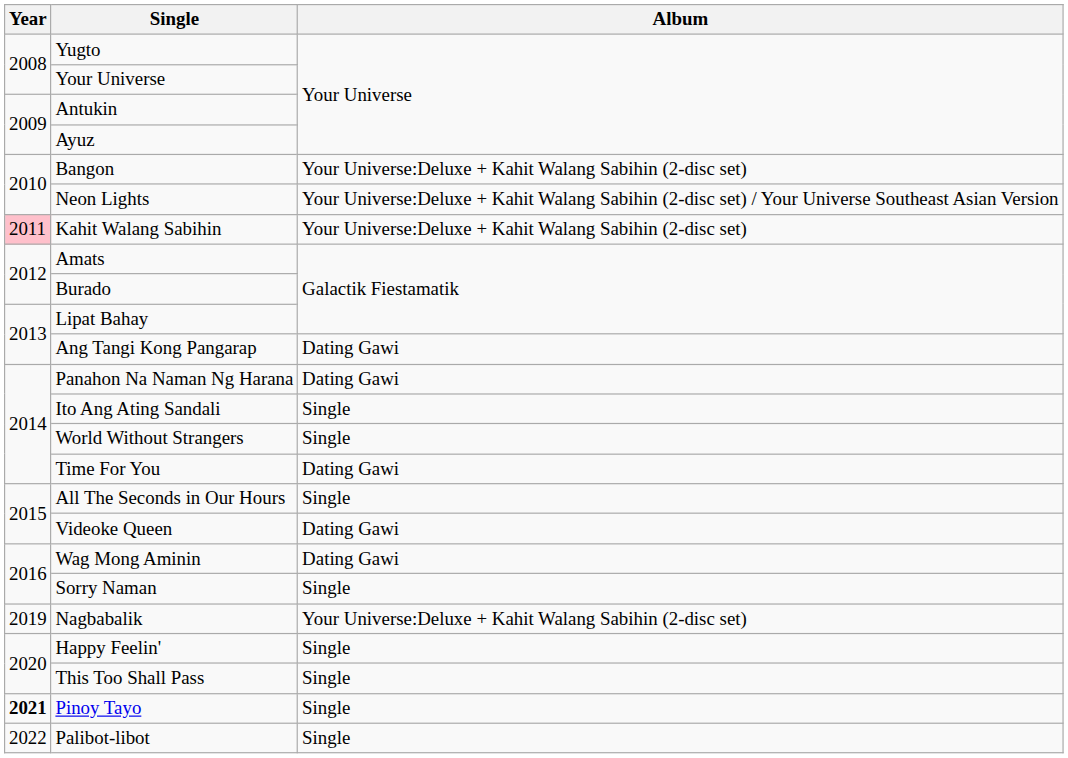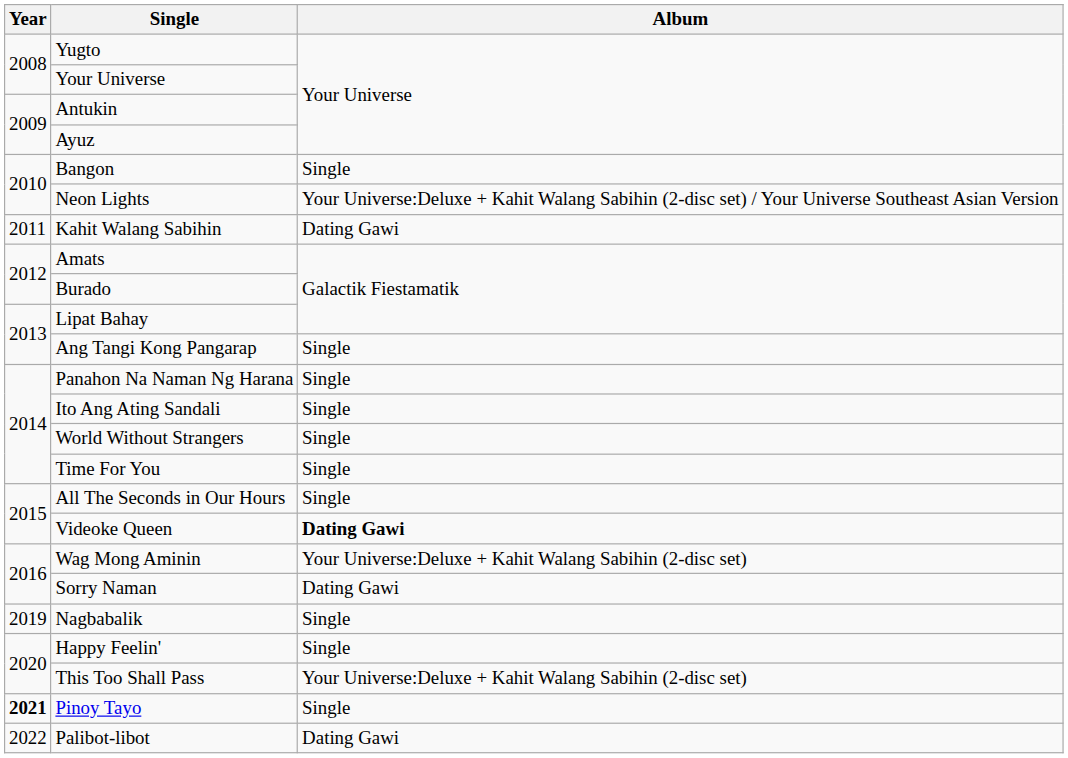(524, 169) Your Universe:Deluxe + Kahit Walang Sabihin (2-disc set) -> (326, 169) Single
(27, 229) pink background -> (27, 229) no background
(524, 229) Your Universe:Deluxe + Kahit Walang Sabihin (2-disc set) -> (351, 229) Dating Gawi
(351, 348) Dating Gawi -> (326, 348) Single
(351, 378) Dating Gawi -> (326, 378) Single
(351, 468) Dating Gawi -> (326, 468) Single
(351, 528) normal -> (353, 528) bold
(351, 558) Dating Gawi -> (524, 558) Your Universe:Deluxe + Kahit Walang Sabihin (2-disc set)
(326, 588) Single -> (351, 588) Dating Gawi
(524, 618) Your Universe:Deluxe + Kahit Walang Sabihin (2-disc set) -> (326, 618) Single
(326, 678) Single -> (524, 678) Your Universe:Deluxe + Kahit Walang Sabihin (2-disc set)
(326, 738) Single -> (351, 738) Dating Gawi
